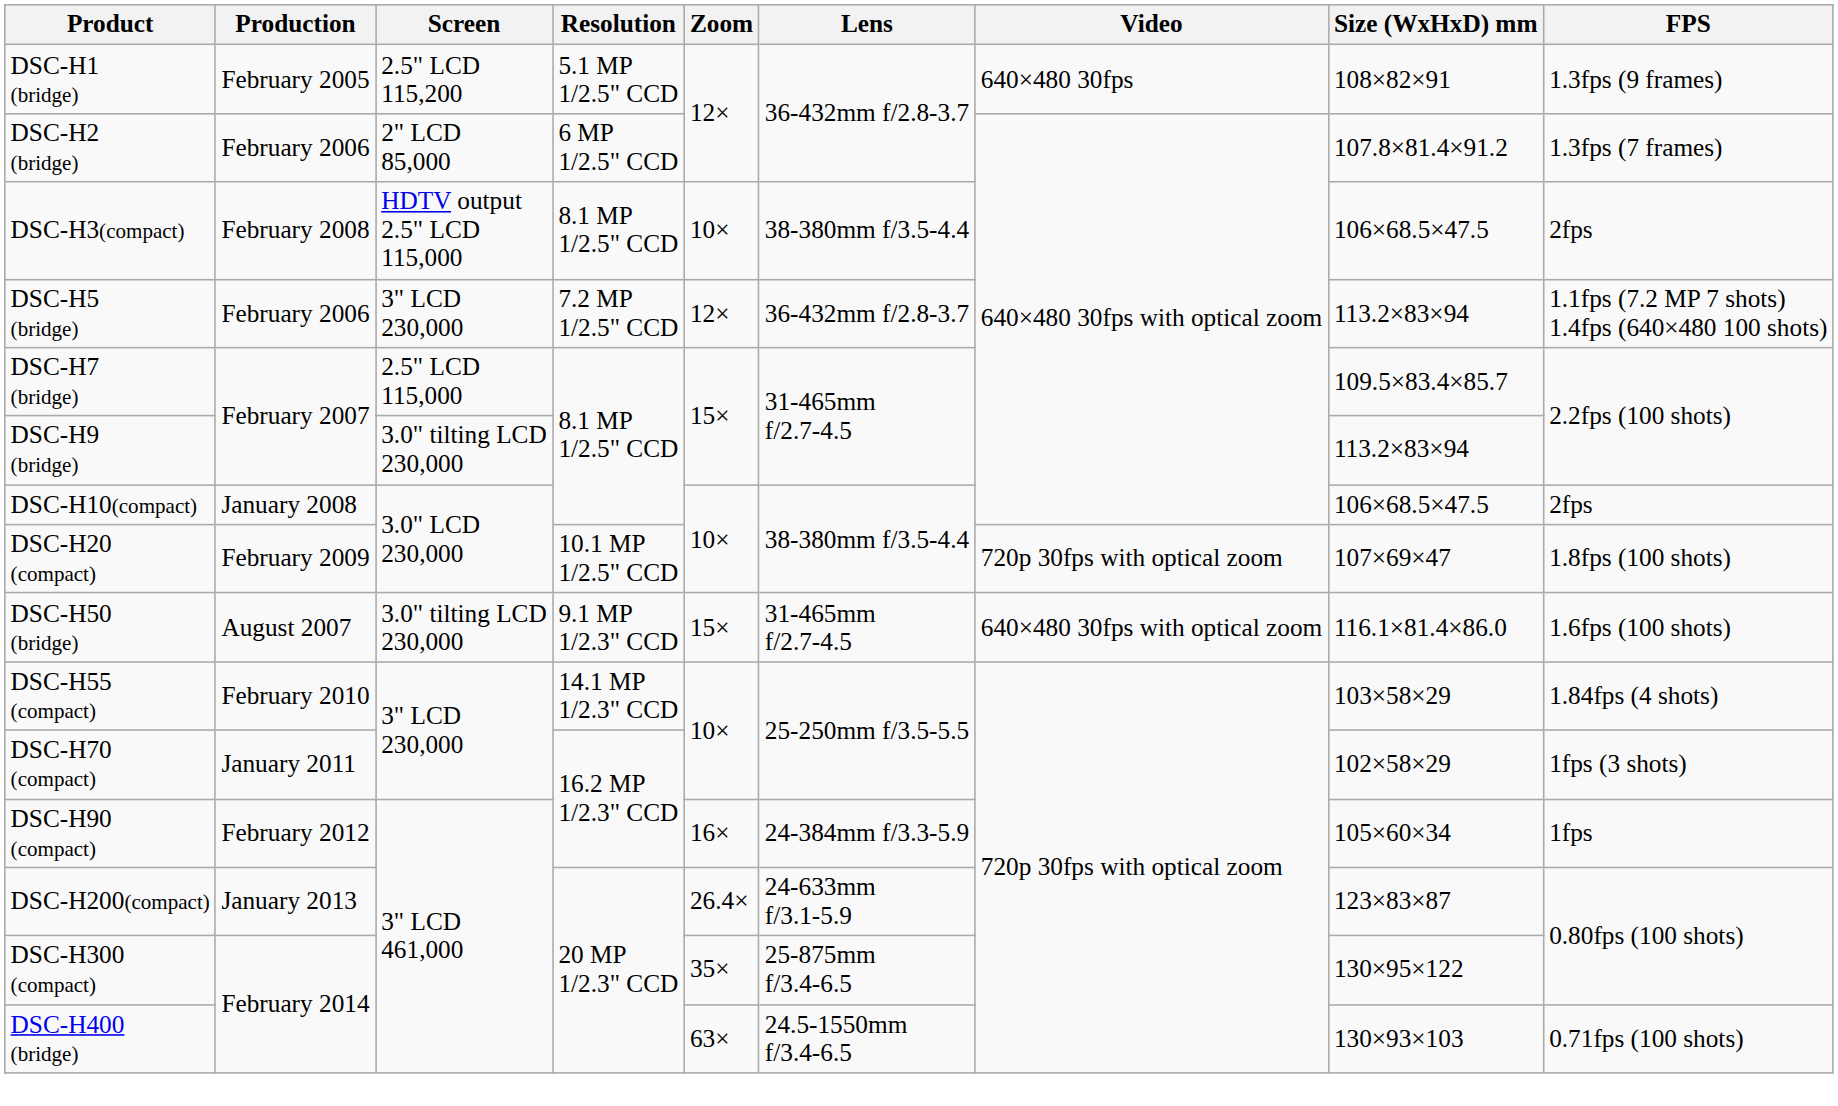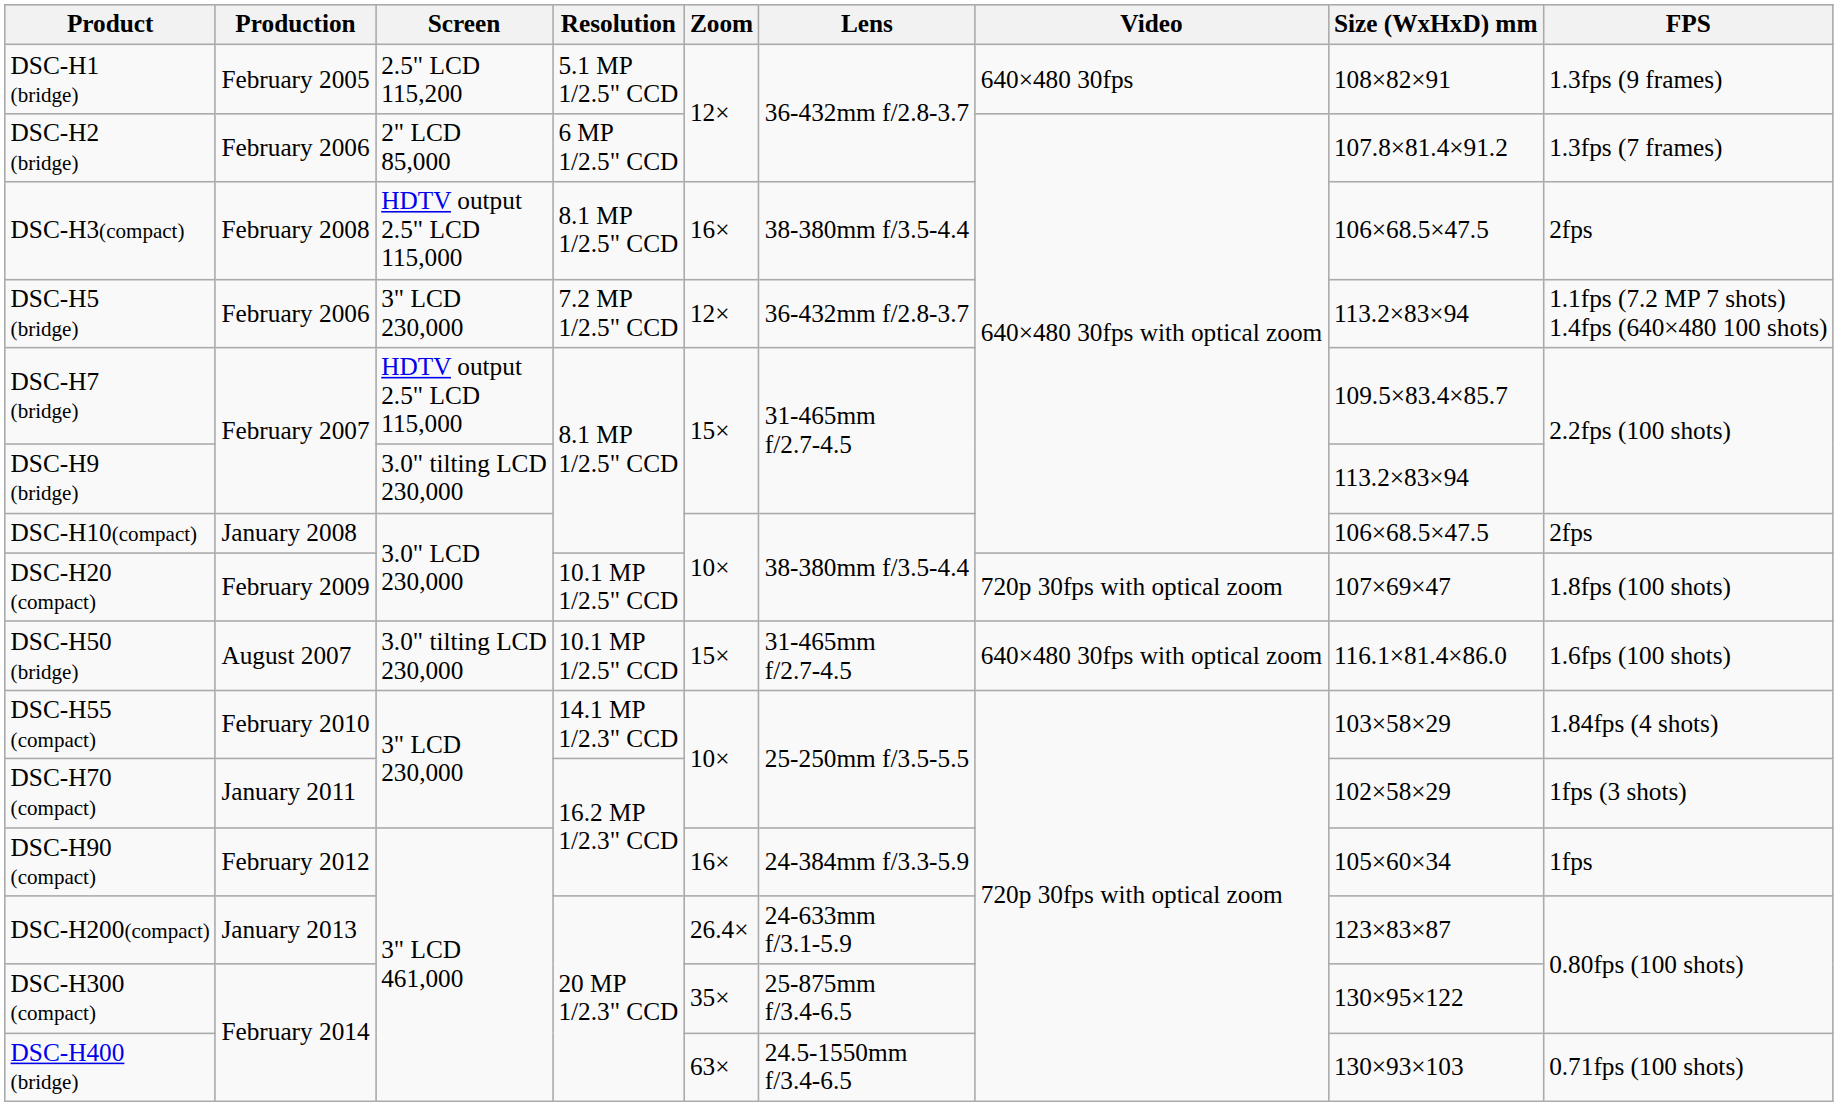(710, 230) 10× -> (710, 230) 16×
(431, 381) 2.5" LCD 115,000 -> (452, 395) HDTV output 2.5" LCD 115,000
(618, 627) 9.1 MP 1/2.3" CCD -> (618, 655) 10.1 MP 1/2.5" CCD
